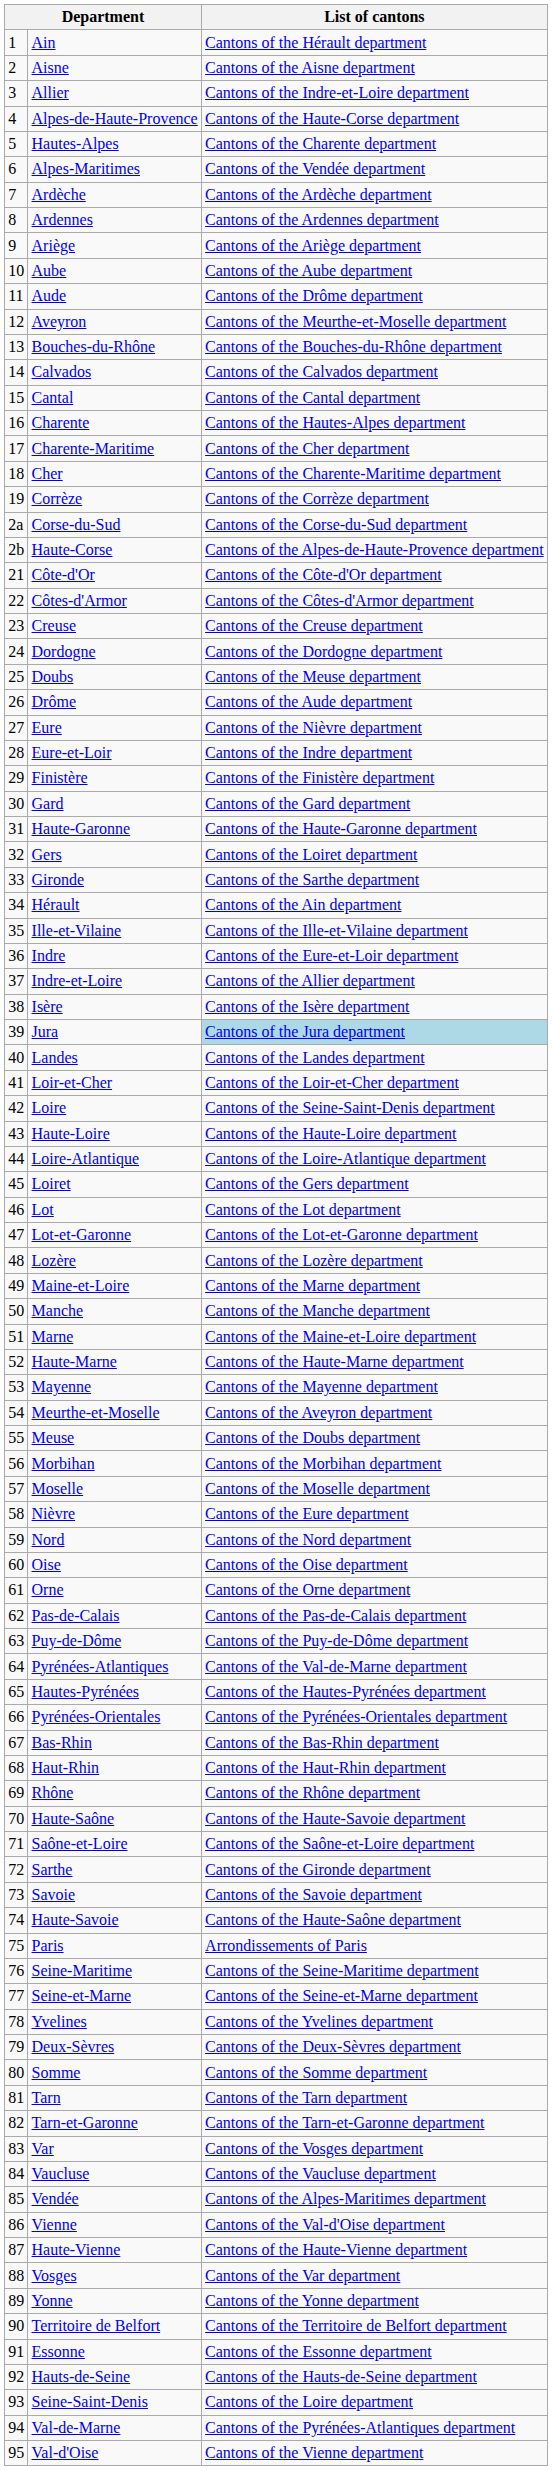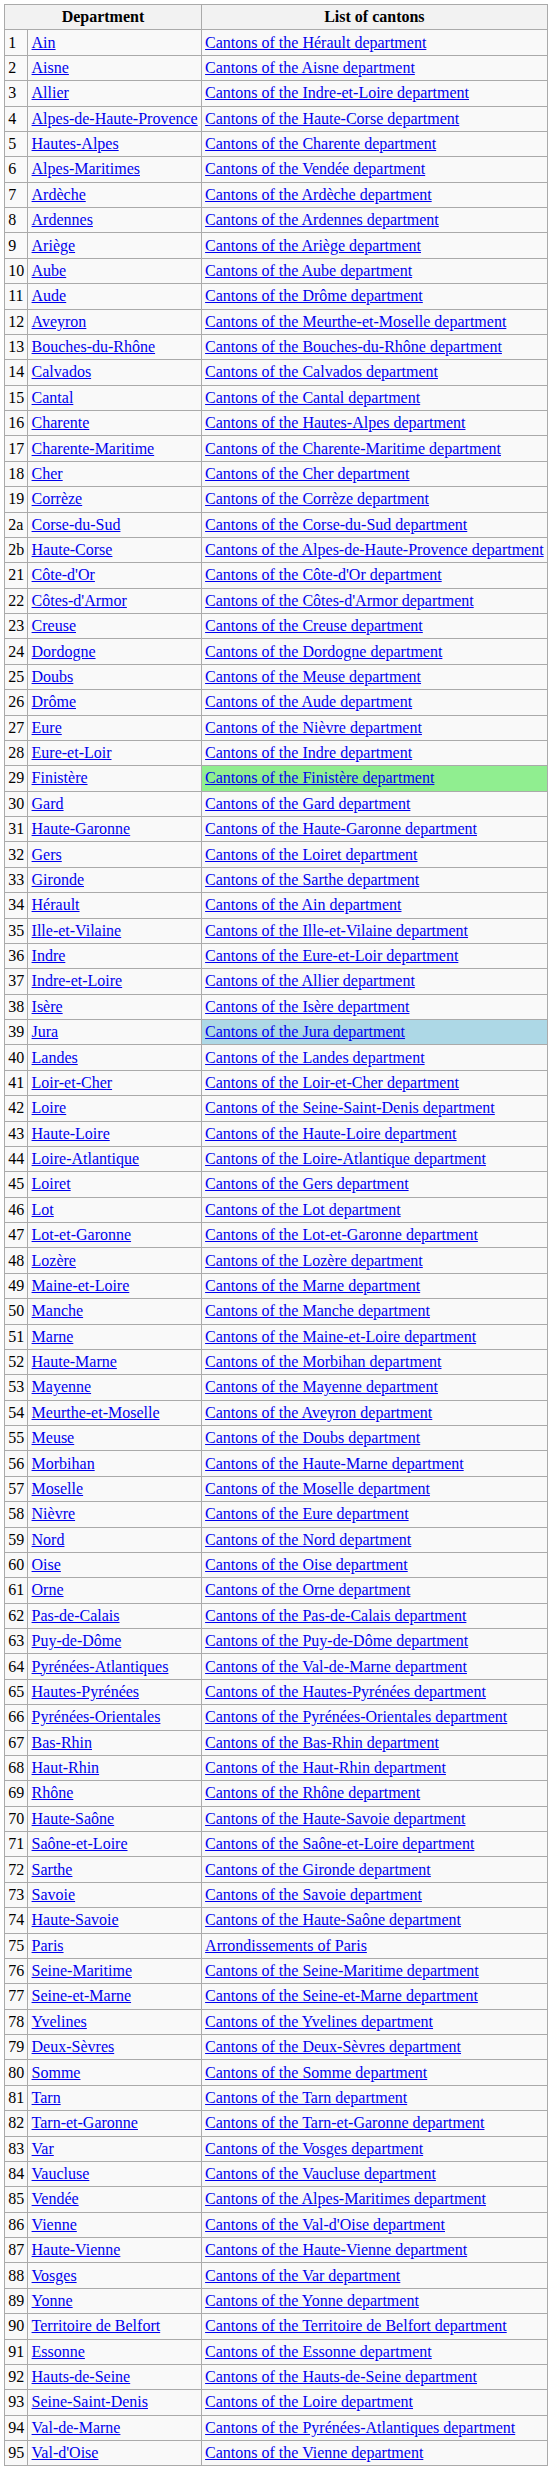(307, 448) Cantons of the Cher department -> (353, 448) Cantons of the Charente-Maritime department
(353, 473) Cantons of the Charente-Maritime department -> (307, 473) Cantons of the Cher department
(320, 778) no background -> (320, 778) lightgreen background
(334, 1362) Cantons of the Haute-Marne department -> (323, 1362) Cantons of the Morbihan department
(323, 1463) Cantons of the Morbihan department -> (334, 1463) Cantons of the Haute-Marne department
